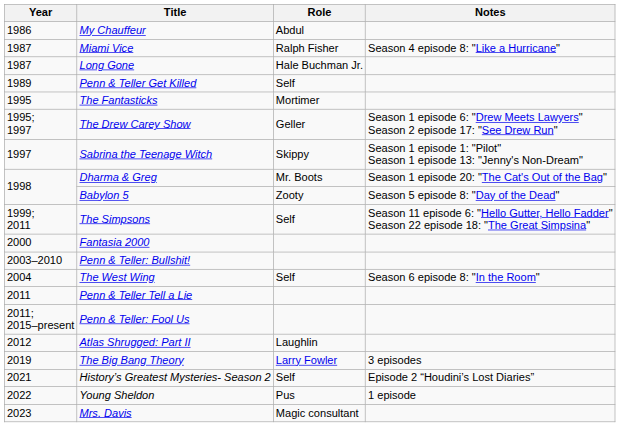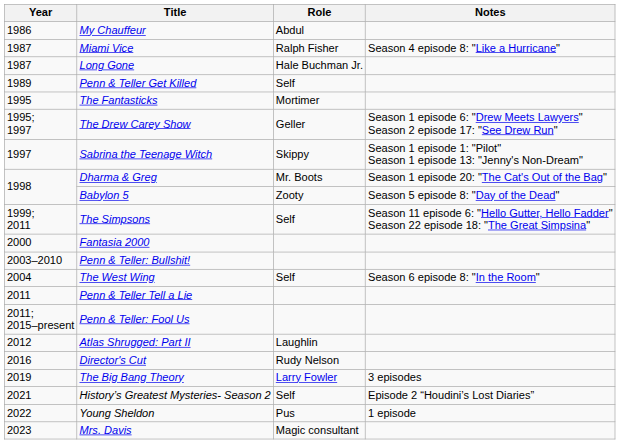+ row: (113, 360)
